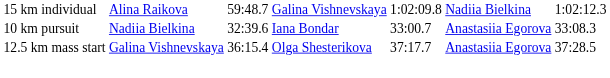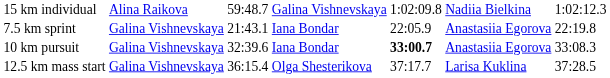+ row: (40, 28)
(152, 28) Nadiia Bielkina -> (166, 47) Galina Vishnevskaya
(411, 28) normal -> (411, 47) bold
(498, 47) Anastasiia Egorova -> (486, 66) Larisa Kuklina
